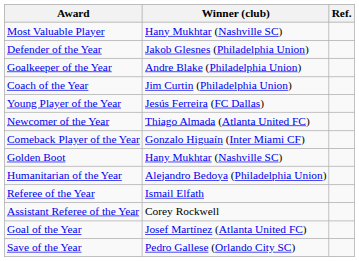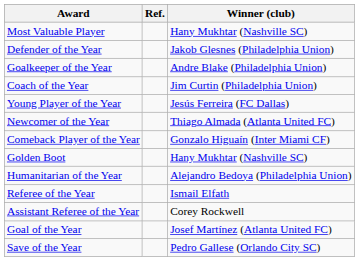columns swapped: (236, 13) <-> (342, 13)
